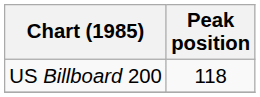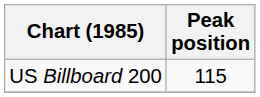(211, 75) 118 -> (211, 75) 115
